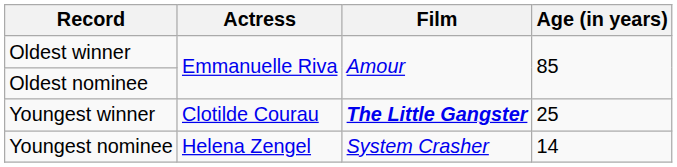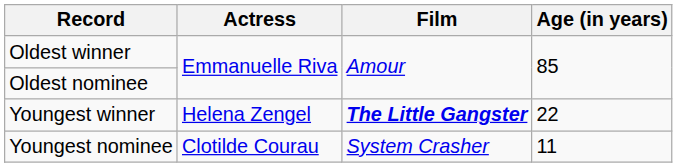(250, 114) Clotilde Courau -> (247, 114) Helena Zengel
(548, 114) 25 -> (548, 114) 22
(247, 146) Helena Zengel -> (250, 146) Clotilde Courau
(548, 146) 14 -> (547, 146) 11
